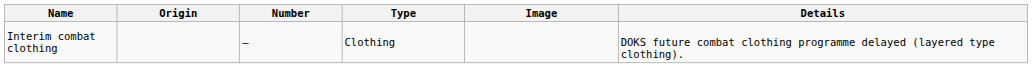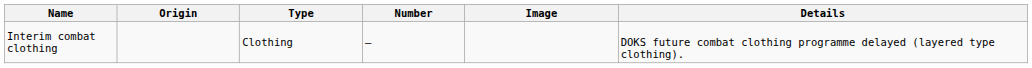columns swapped: (403, 13) <-> (291, 13)
